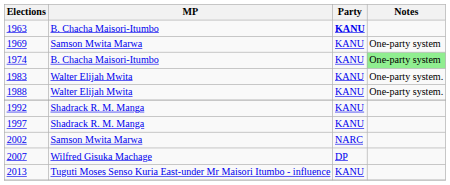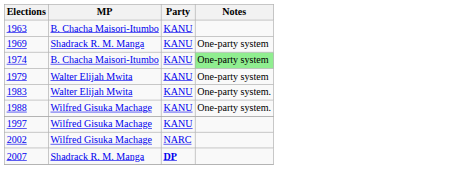(350, 28) bold -> (178, 28) normal
(96, 44) Samson Mwita Marwa -> (97, 44) Shadrack R. M. Manga
+ row: (17, 76)
(92, 92) Walter Elijah Mwita -> (101, 108) Wilfred Gisuka Machage
- row: (17, 108)
(97, 124) Shadrack R. M. Manga -> (101, 124) Wilfred Gisuka Machage
(96, 140) Samson Mwita Marwa -> (101, 140) Wilfred Gisuka Machage
(101, 156) Wilfred Gisuka Machage -> (97, 156) Shadrack R. M. Manga
(341, 156) normal -> (170, 156) bold
- row: (17, 172)
